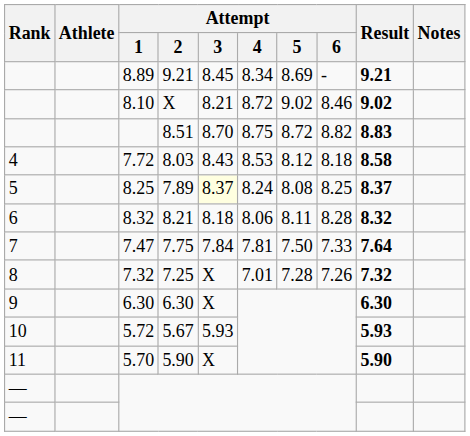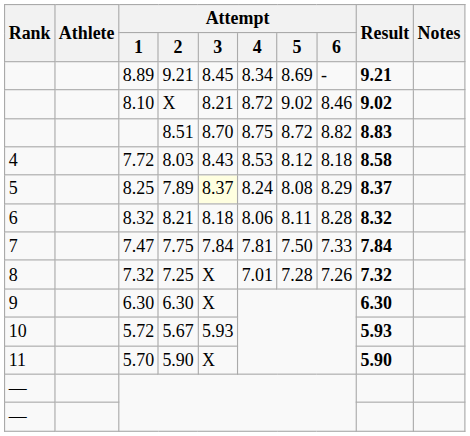(337, 189) 8.25 -> (337, 189) 8.29
(376, 246) 7.64 -> (376, 246) 7.84
